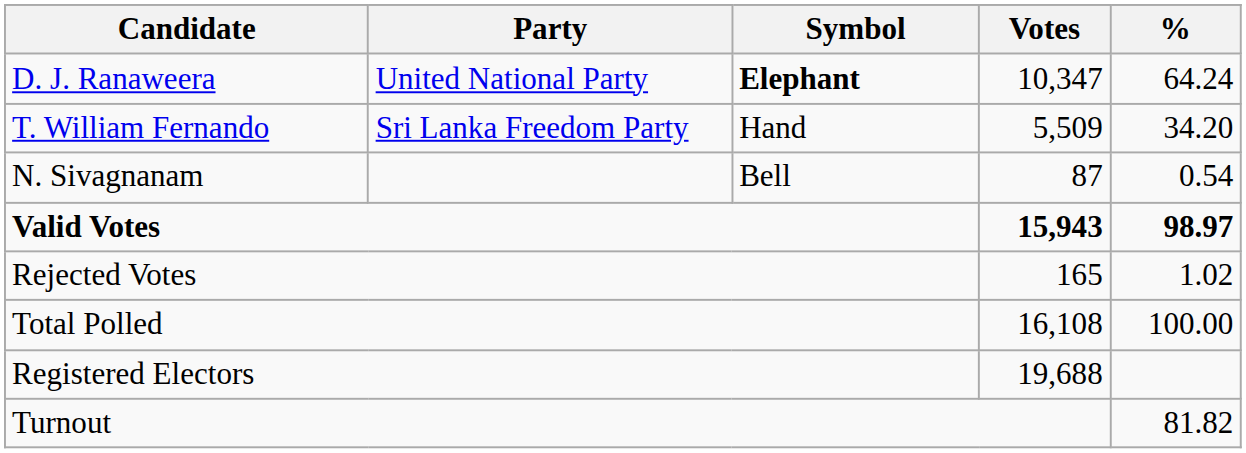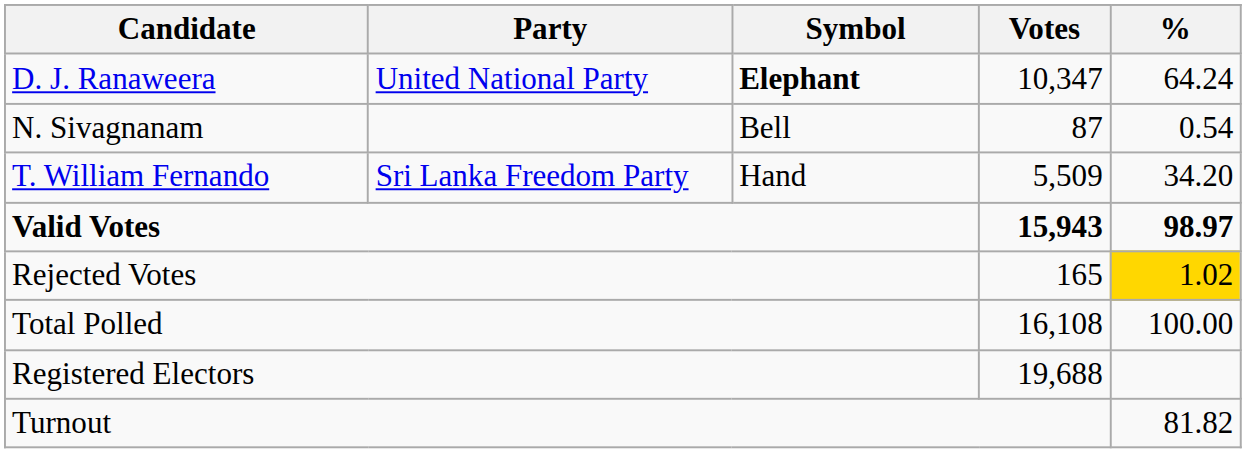rows swapped: (141, 127) <-> (108, 176)
(1206, 275) no background -> (1206, 275) gold background
